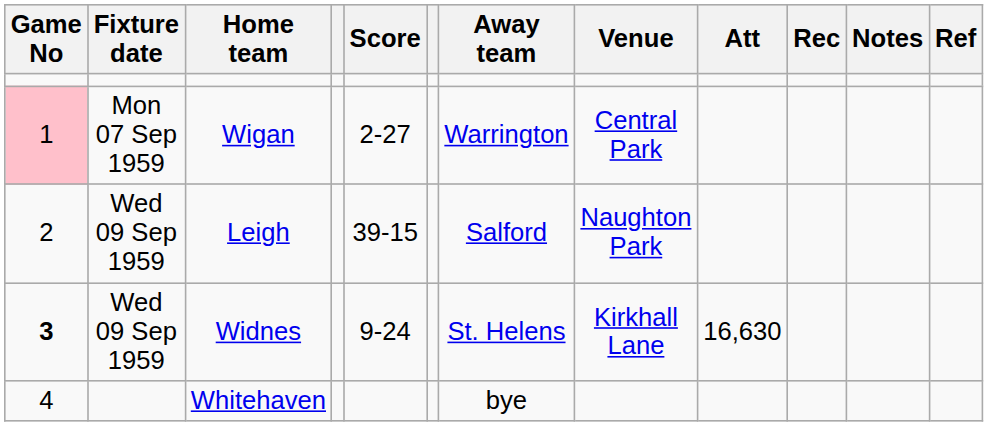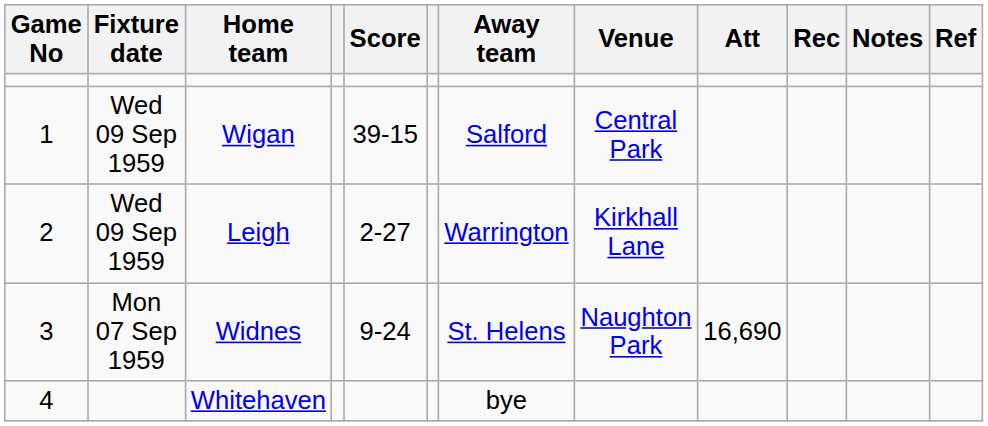(46, 134) pink background -> (46, 134) no background
(136, 134) Mon 07 Sep 1959 -> (136, 134) Wed 09 Sep 1959
(385, 134) 2-27 -> (385, 134) 39-15
(506, 134) Warrington -> (506, 134) Salford
(385, 233) 39-15 -> (385, 233) 2-27
(506, 232) Salford -> (506, 232) Warrington
(636, 232) Naughton Park -> (636, 232) Kirkhall Lane
(46, 331) bold -> (46, 331) normal
(136, 331) Wed 09 Sep 1959 -> (136, 331) Mon 07 Sep 1959
(636, 331) Kirkhall Lane -> (636, 331) Naughton Park
(742, 331) 16,630 -> (742, 331) 16,690
